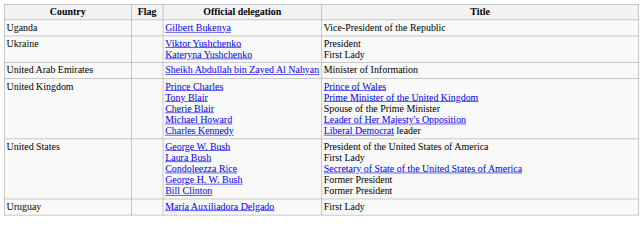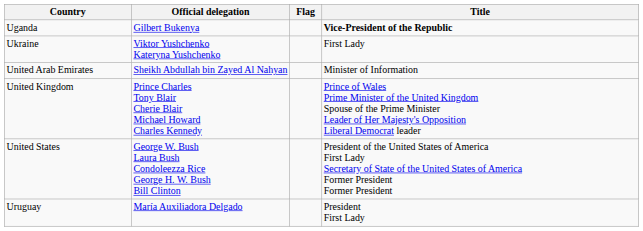columns swapped: (147, 12) <-> (242, 12)
(385, 28) normal -> (388, 28) bold
(344, 49) President First Lady -> (344, 43) First Lady
(344, 207) First Lady -> (344, 212) President First Lady
